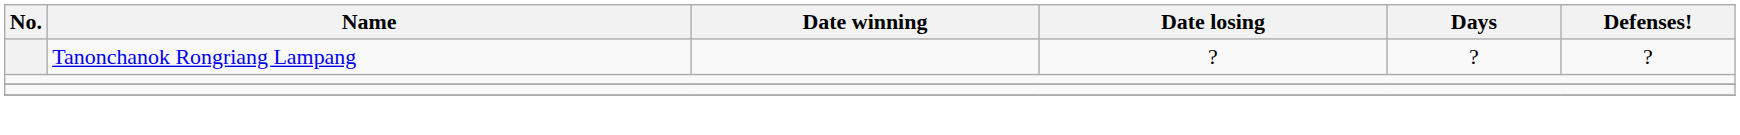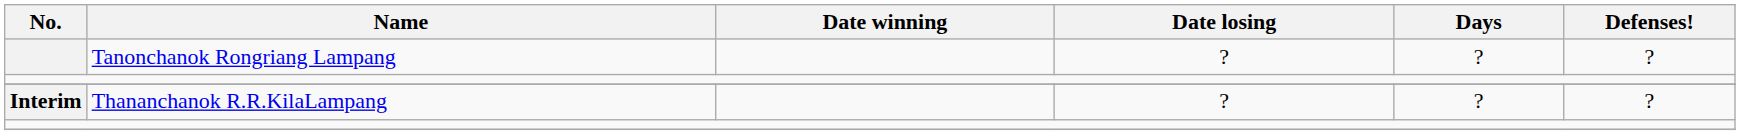+ row: (46, 101)
